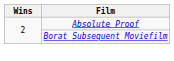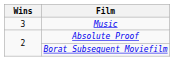+ row: (106, 24)
